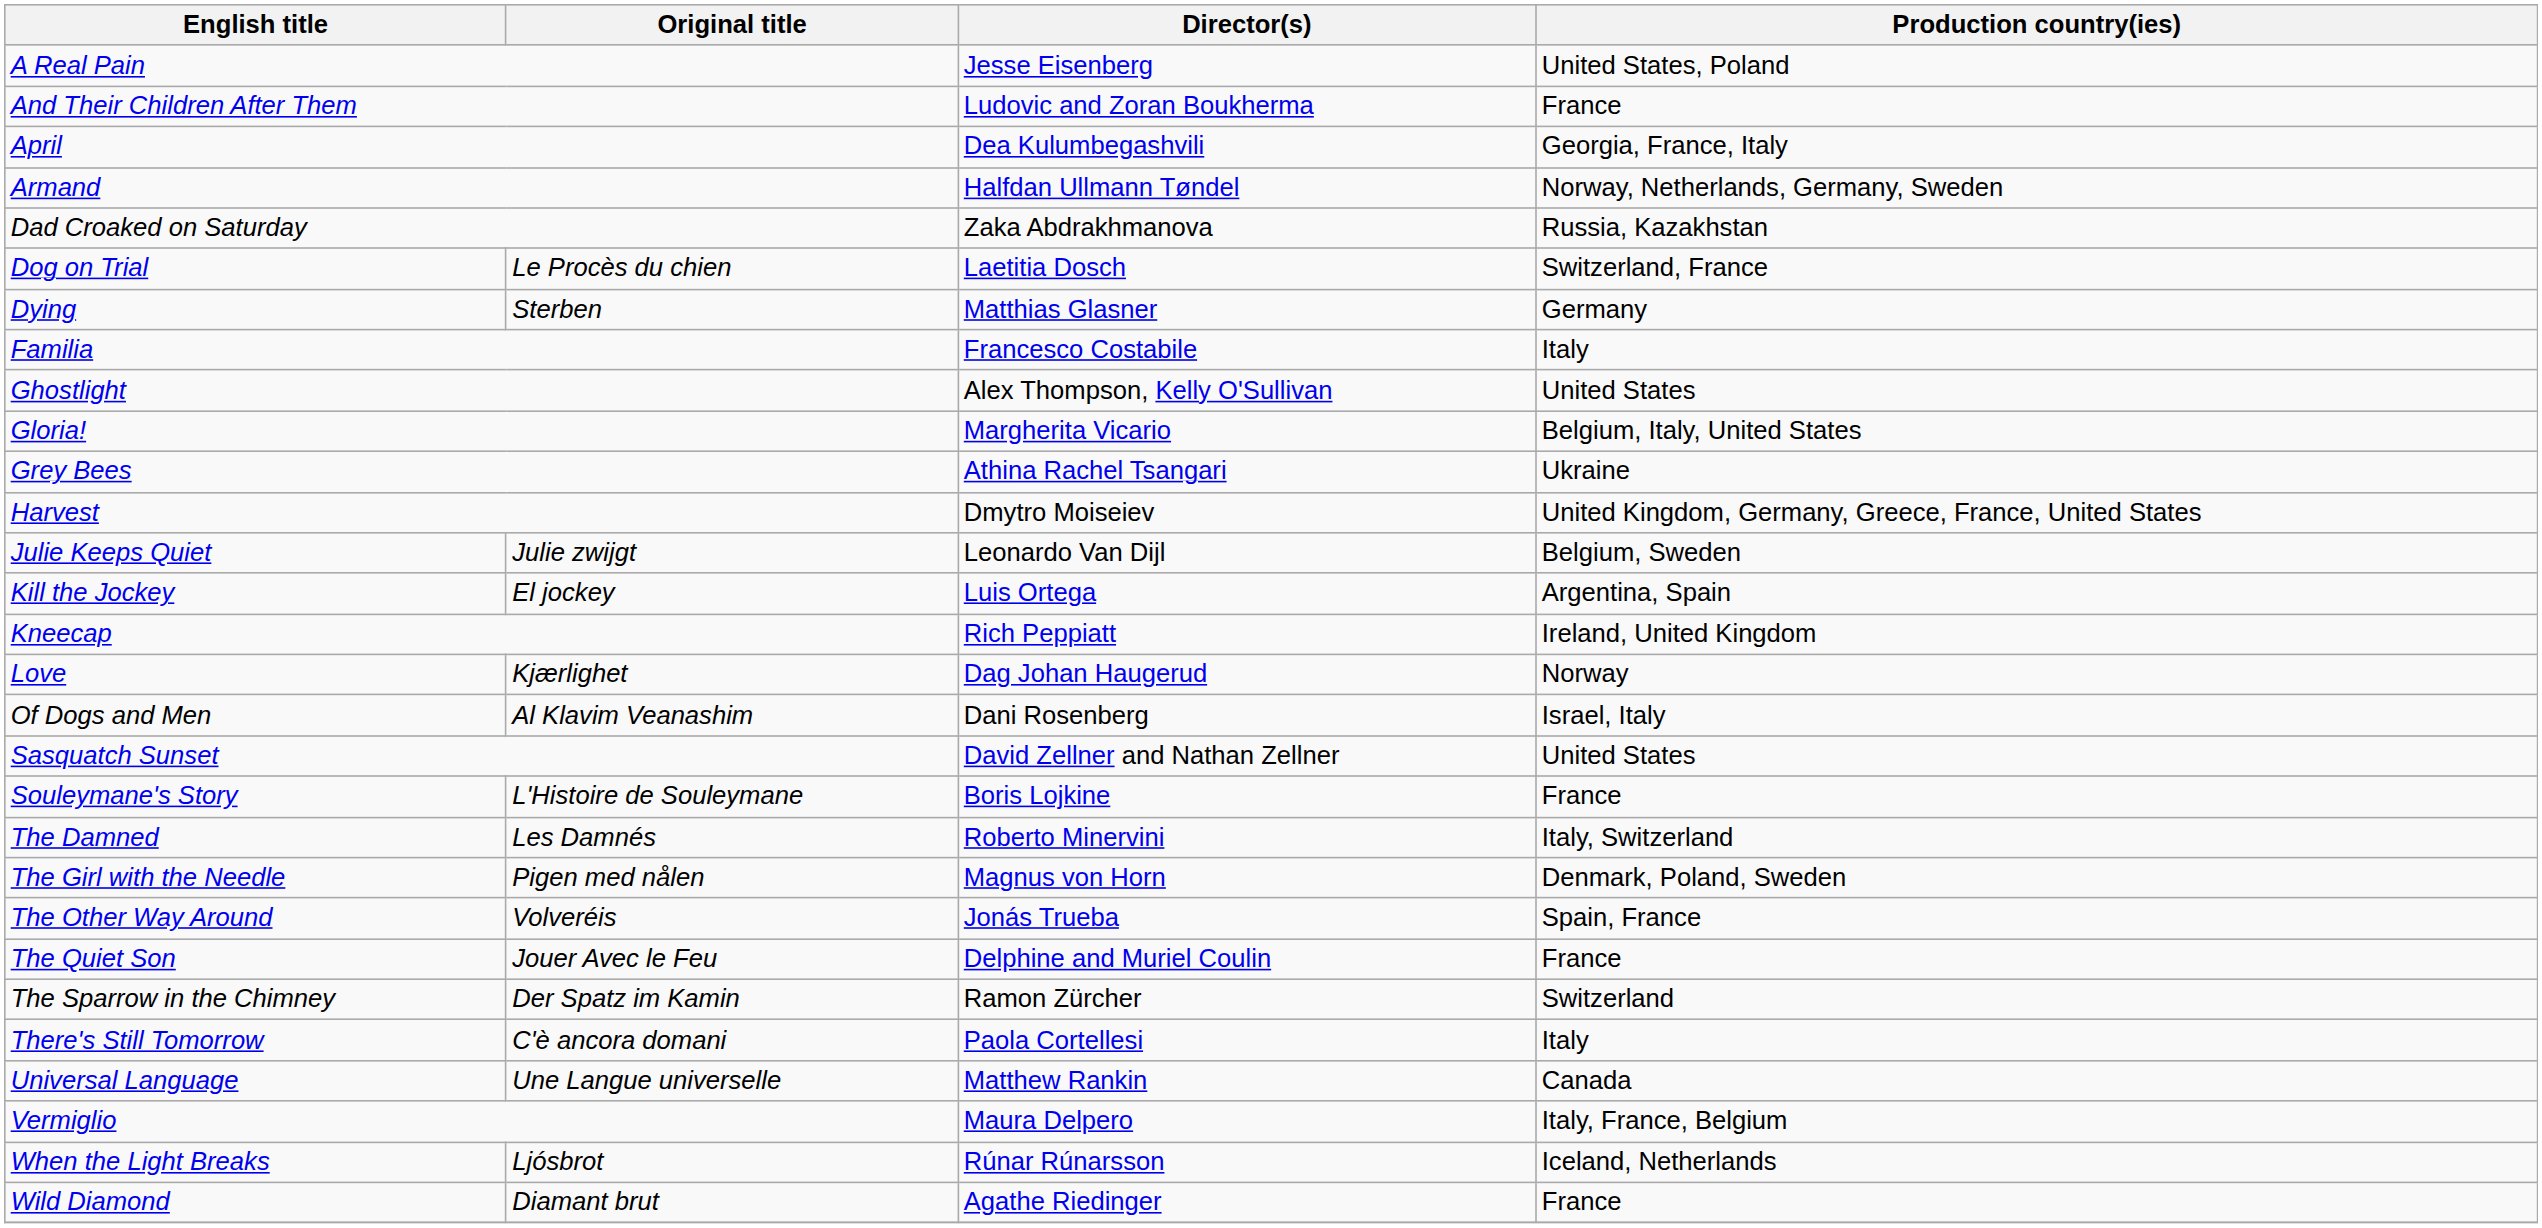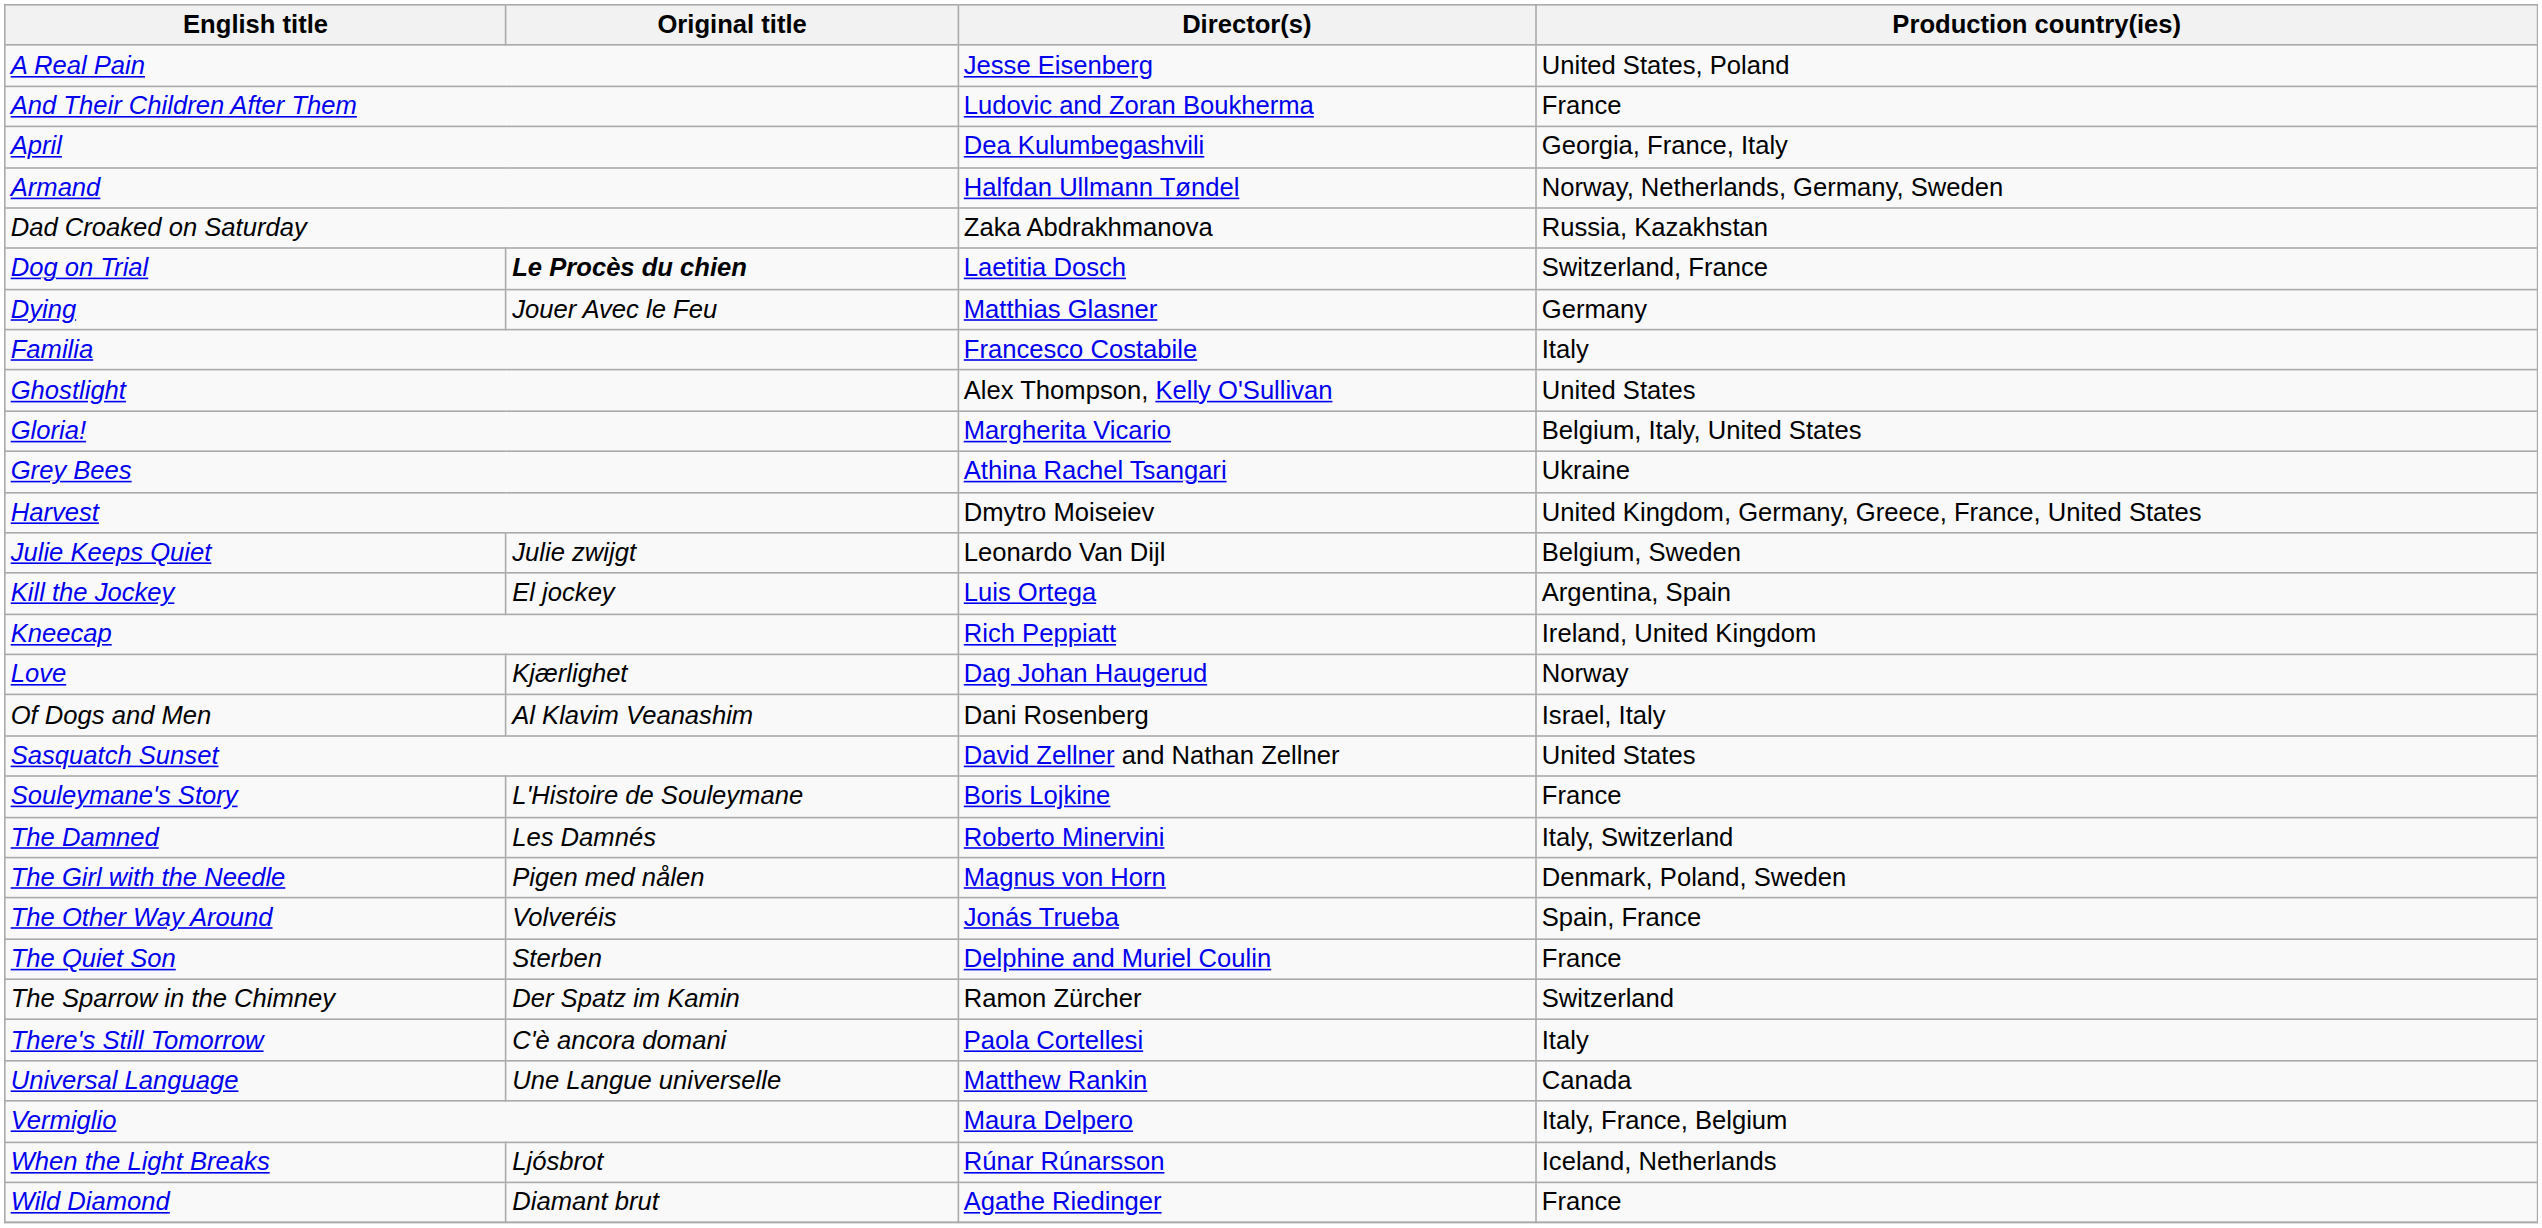(622, 268) normal -> (630, 268) bold
(557, 308) Sterben -> (615, 308) Jouer Avec le Feu
(615, 958) Jouer Avec le Feu -> (557, 958) Sterben
